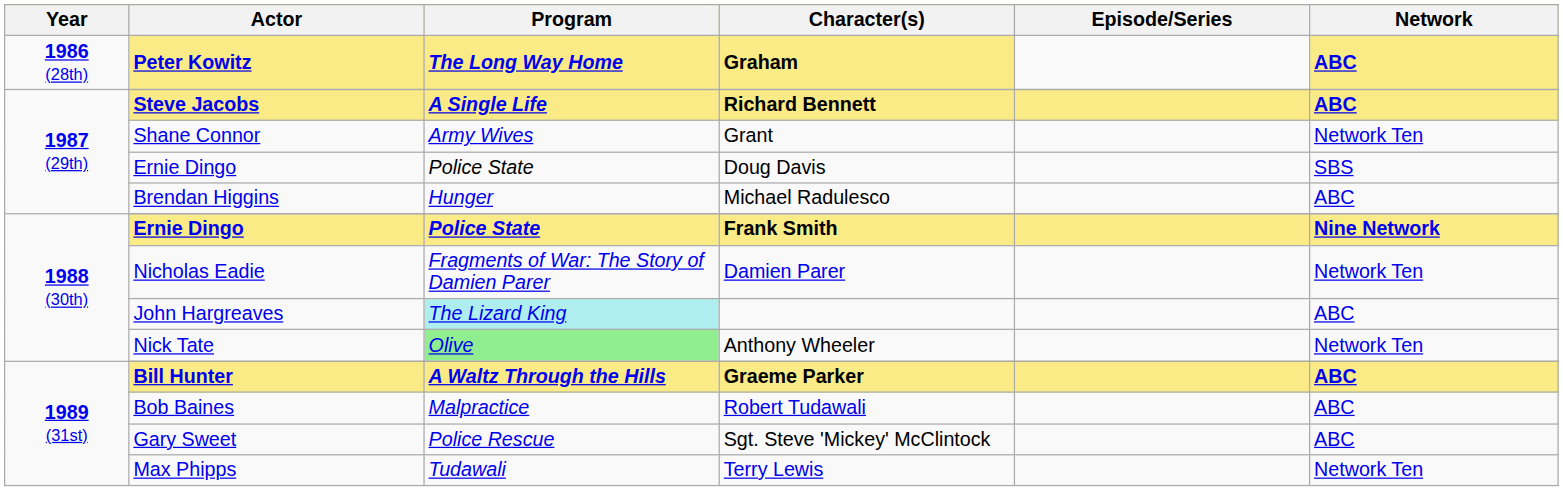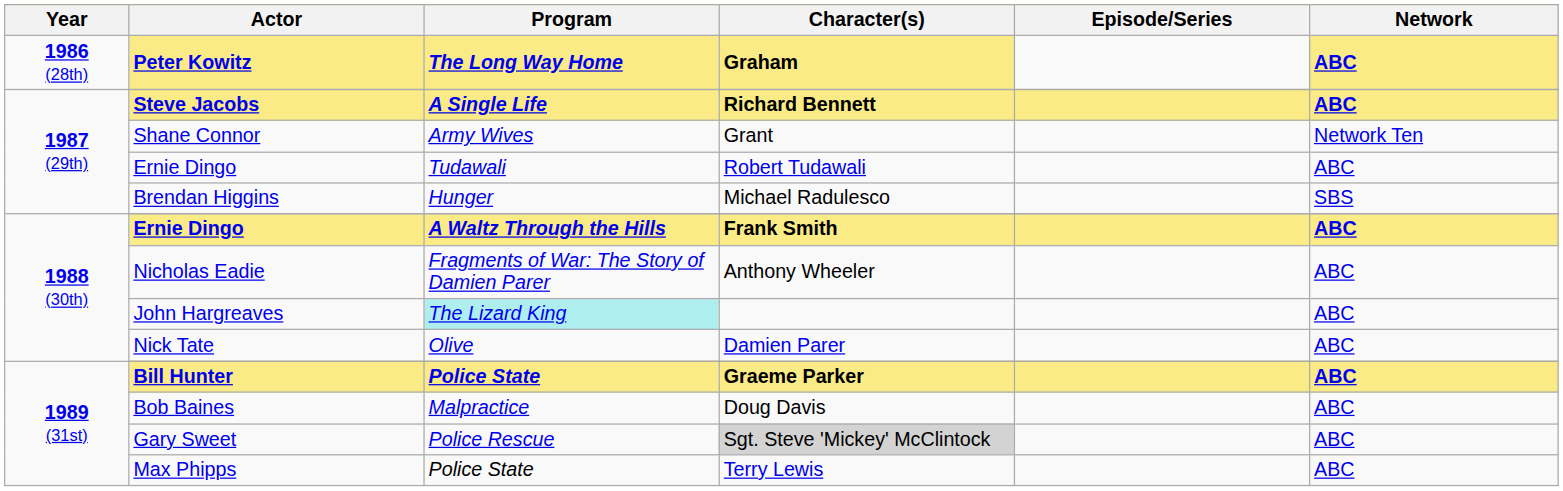(481, 167) Police State -> (467, 167) Tudawali
(775, 167) Doug Davis -> (795, 167) Robert Tudawali
(1334, 167) SBS -> (1334, 167) ABC
(1334, 198) ABC -> (1334, 198) SBS
(484, 229) Police State -> (547, 229) A Waltz Through the Hills
(1377, 229) Nine Network -> (1335, 229) ABC
(784, 271) Damien Parer -> (799, 271) Anthony Wheeler
(1369, 271) Network Ten -> (1334, 271) ABC
(451, 345) lightgreen background -> (451, 345) no background
(799, 345) Anthony Wheeler -> (784, 345) Damien Parer
(1369, 345) Network Ten -> (1334, 345) ABC
(547, 376) A Waltz Through the Hills -> (484, 376) Police State
(795, 407) Robert Tudawali -> (775, 407) Doug Davis
(857, 438) no background -> (857, 438) lightgrey background
(467, 470) Tudawali -> (481, 470) Police State
(1369, 470) Network Ten -> (1334, 470) ABC
